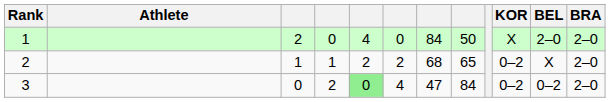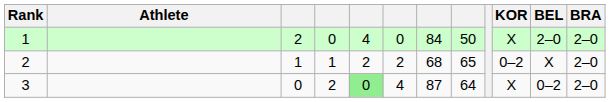(434, 85) 47 -> (434, 85) 87
(468, 85) 84 -> (468, 85) 64
(511, 85) 0–2 -> (511, 85) X
